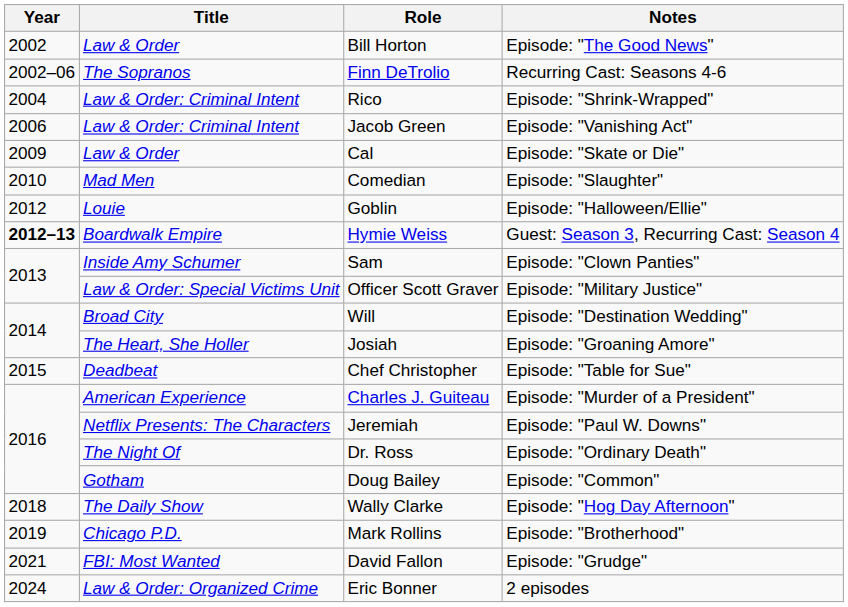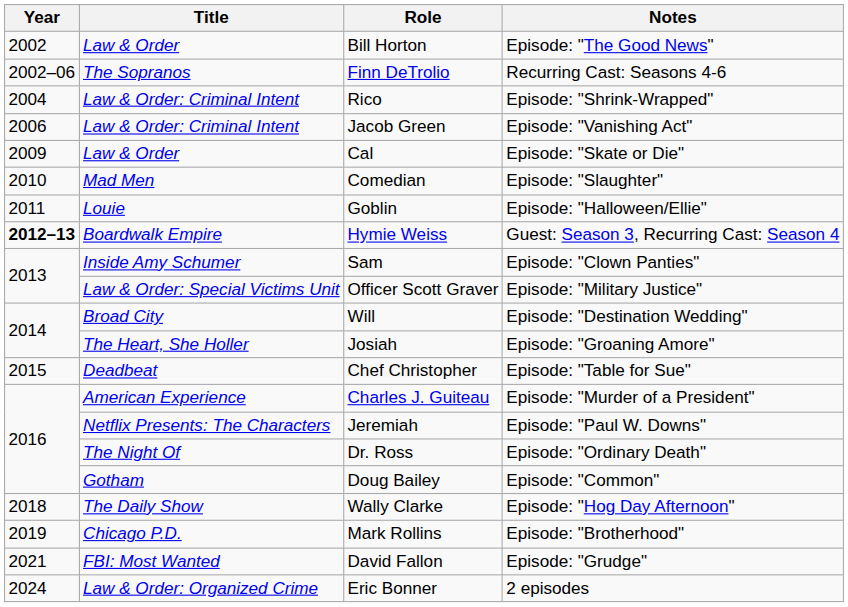(28, 208) 2012 -> (27, 208) 2011
